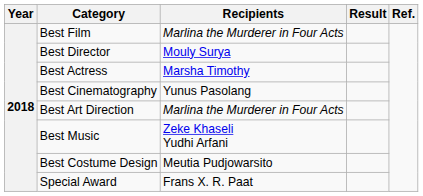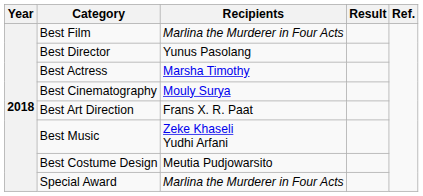(197, 52) Mouly Surya -> (207, 52) Yunus Pasolang
(207, 91) Yunus Pasolang -> (197, 91) Mouly Surya
(253, 110) Marlina the Murderer in Four Acts -> (208, 110) Frans X. R. Paat
(208, 182) Frans X. R. Paat -> (253, 182) Marlina the Murderer in Four Acts
